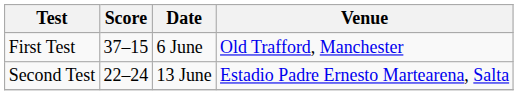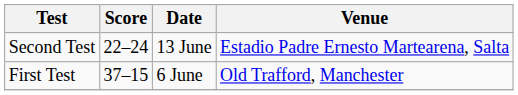rows swapped: (42, 47) <-> (52, 75)
